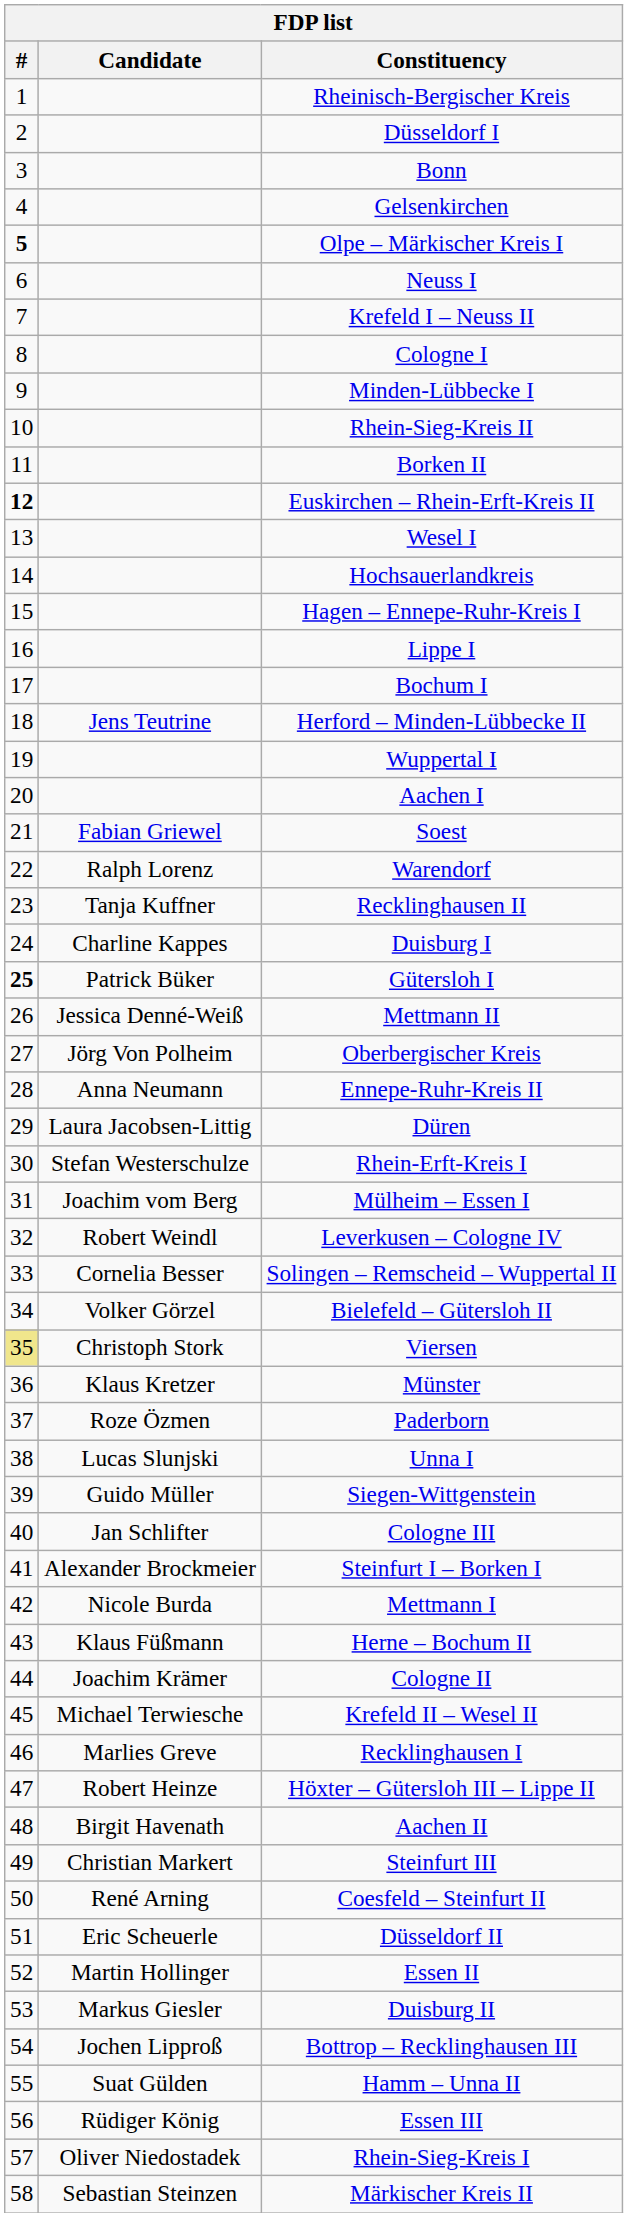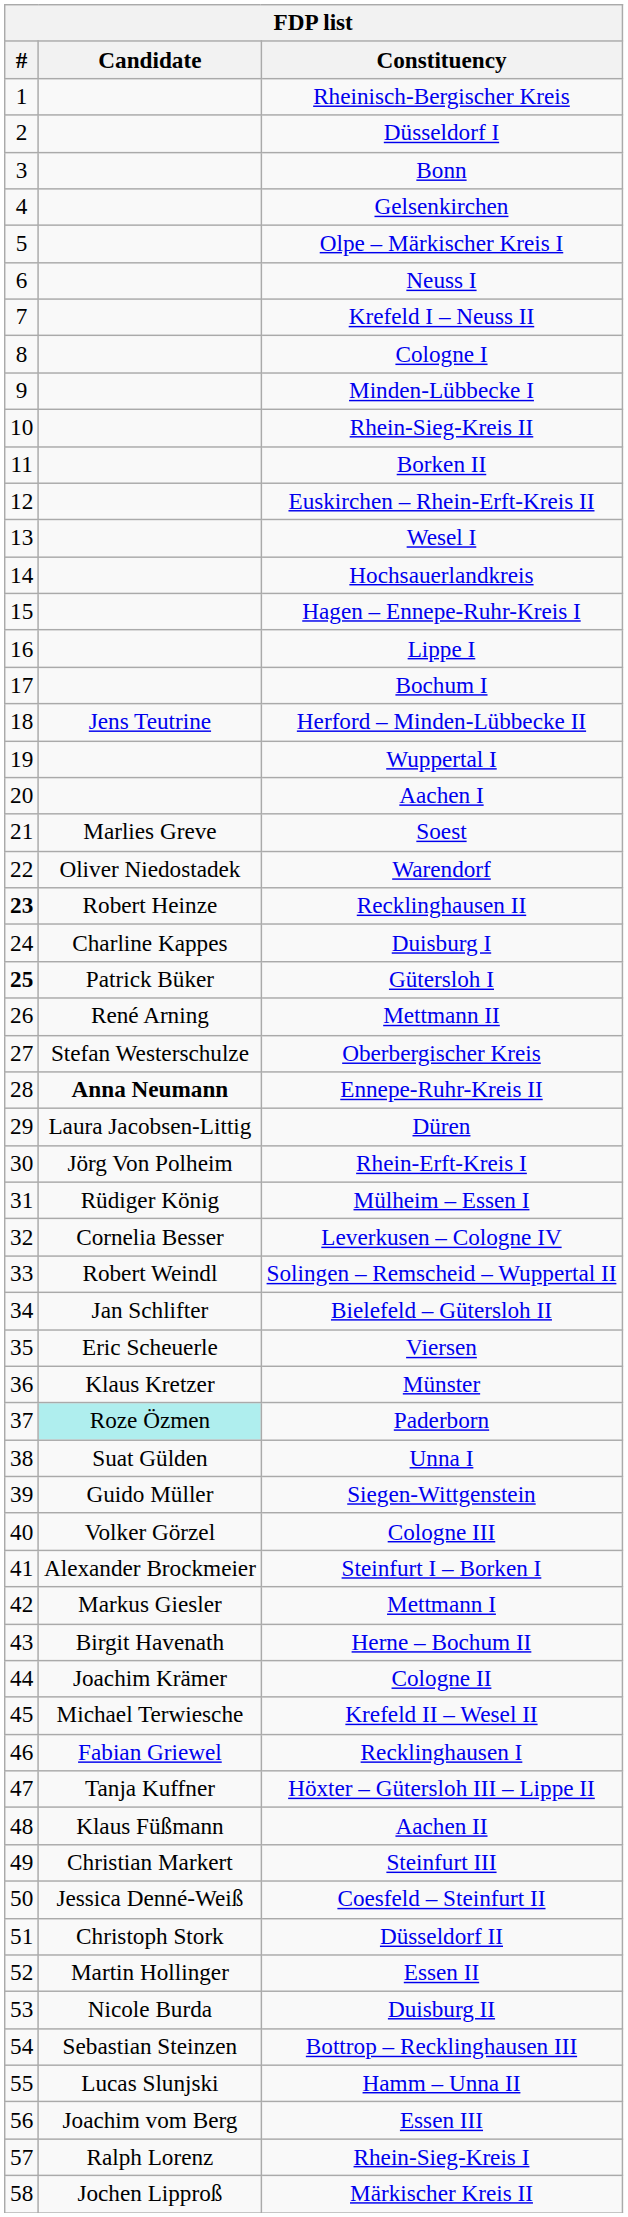(22, 243) bold -> (22, 243) normal
(22, 501) bold -> (22, 501) normal
(150, 832) Fabian Griewel -> (150, 832) Marlies Greve
(150, 869) Ralph Lorenz -> (150, 869) Oliver Niedostadek
(22, 905) normal -> (22, 905) bold
(150, 905) Tanja Kuffner -> (150, 905) Robert Heinze
(150, 1016) Jessica Denné-Weiß -> (150, 1016) René Arning
(150, 1053) Jörg Von Polheim -> (150, 1053) Stefan Westerschulze
(150, 1089) normal -> (150, 1089) bold
(150, 1163) Stefan Westerschulze -> (150, 1163) Jörg Von Polheim
(150, 1200) Joachim vom Berg -> (150, 1200) Rüdiger König
(150, 1237) Robert Weindl -> (150, 1237) Cornelia Besser
(150, 1273) Cornelia Besser -> (150, 1273) Robert Weindl
(150, 1310) Volker Görzel -> (150, 1310) Jan Schlifter
(22, 1347) khaki background -> (22, 1347) no background
(150, 1347) Christoph Stork -> (150, 1347) Eric Scheuerle
(150, 1421) no background -> (150, 1421) paleturquoise background
(150, 1457) Lucas Slunjski -> (150, 1457) Suat Gülden
(150, 1531) Jan Schlifter -> (150, 1531) Volker Görzel
(150, 1605) Nicole Burda -> (150, 1605) Markus Giesler
(150, 1641) Klaus Füßmann -> (150, 1641) Birgit Havenath
(150, 1752) Marlies Greve -> (150, 1752) Fabian Griewel
(150, 1788) Robert Heinze -> (150, 1788) Tanja Kuffner
(150, 1825) Birgit Havenath -> (150, 1825) Klaus Füßmann
(150, 1899) René Arning -> (150, 1899) Jessica Denné-Weiß
(150, 1936) Eric Scheuerle -> (150, 1936) Christoph Stork
(150, 2009) Markus Giesler -> (150, 2009) Nicole Burda
(150, 2046) Jochen Lipproß -> (150, 2046) Sebastian Steinzen
(150, 2083) Suat Gülden -> (150, 2083) Lucas Slunjski
(150, 2120) Rüdiger König -> (150, 2120) Joachim vom Berg
(150, 2156) Oliver Niedostadek -> (150, 2156) Ralph Lorenz
(150, 2193) Sebastian Steinzen -> (150, 2193) Jochen Lipproß
